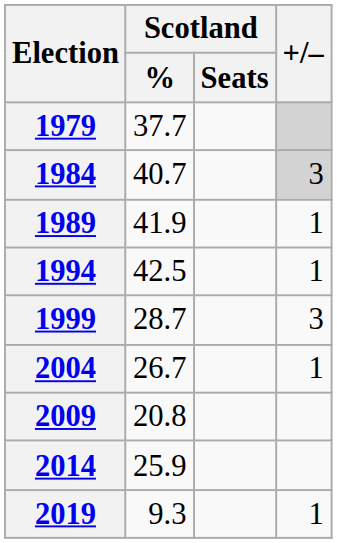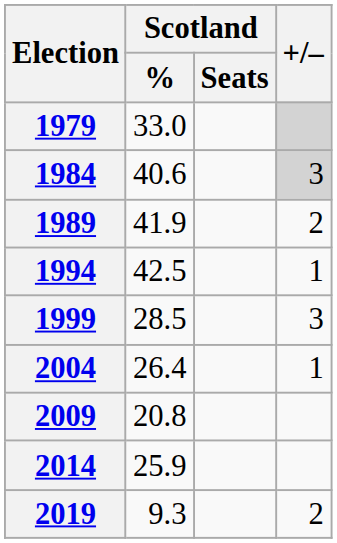(160, 125) 37.7 -> (160, 125) 33.0
(160, 174) 40.7 -> (160, 174) 40.6
(316, 222) 1 -> (316, 222) 2
(160, 319) 28.7 -> (160, 319) 28.5
(160, 367) 26.7 -> (160, 367) 26.4
(316, 513) 1 -> (316, 513) 2
